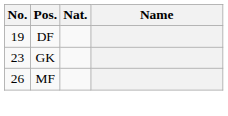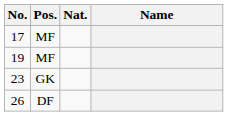+ row: (17, 36)
(45, 36) DF -> (45, 57) MF
(45, 79) MF -> (45, 100) DF
